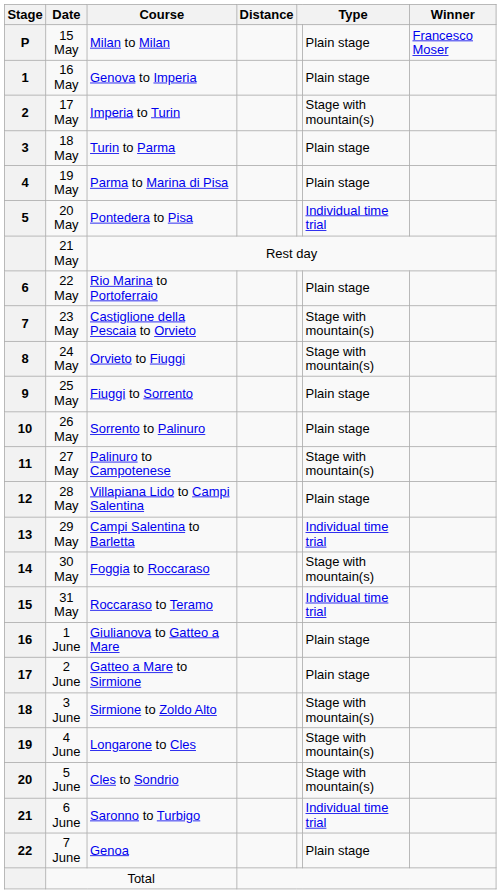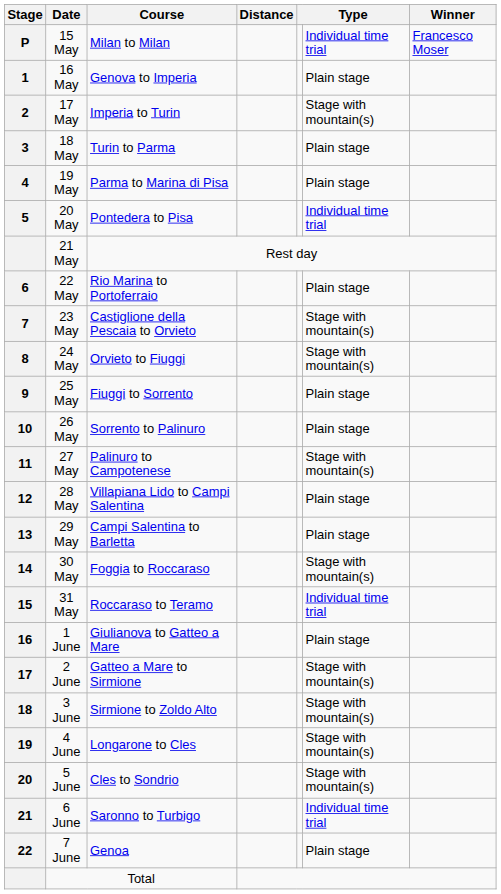(338, 42) Plain stage -> (347, 42) Individual time trial
(347, 534) Individual time trial -> (338, 534) Plain stage
(338, 675) Plain stage -> (340, 675) Stage with mountain(s)
